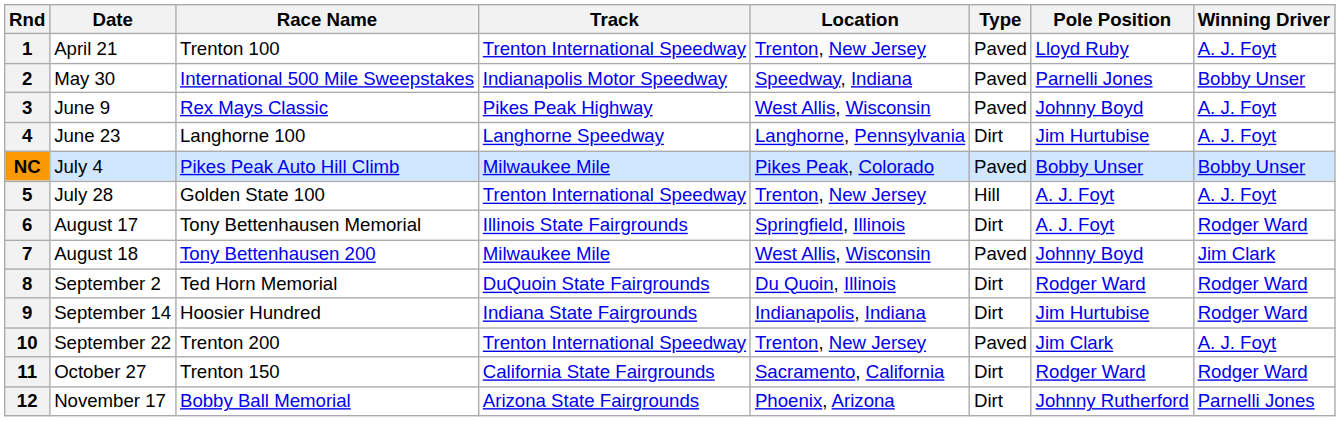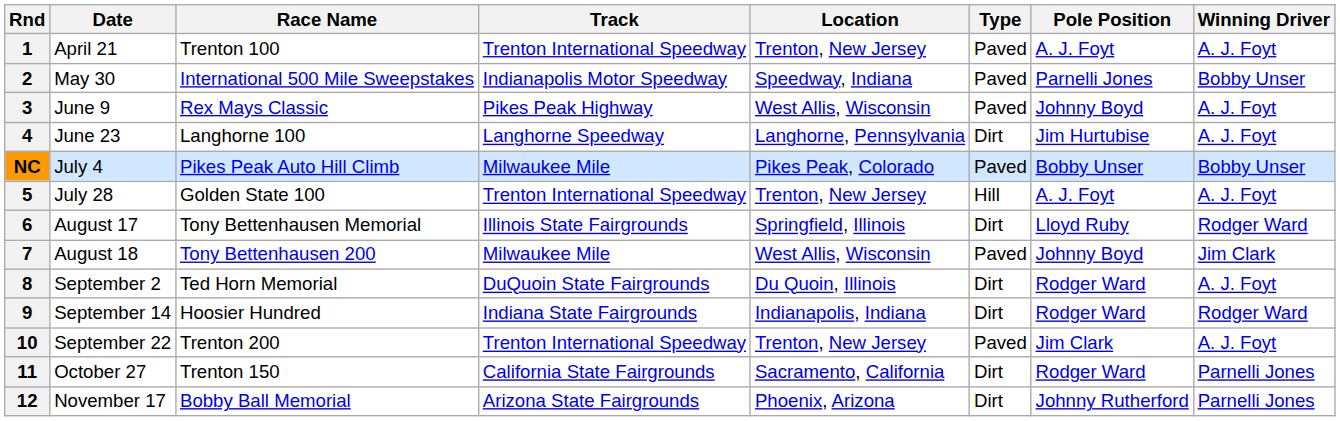(1082, 48) Lloyd Ruby -> (1075, 48) A. J. Foyt
(1075, 225) A. J. Foyt -> (1082, 225) Lloyd Ruby
(1253, 283) Rodger Ward -> (1237, 283) A. J. Foyt
(1093, 313) Jim Hurtubise -> (1091, 313) Rodger Ward
(1253, 371) Rodger Ward -> (1256, 371) Parnelli Jones
